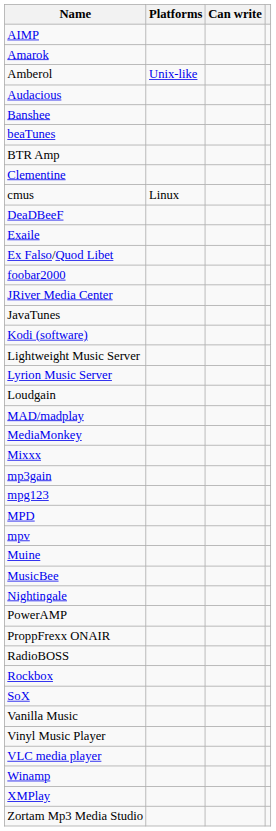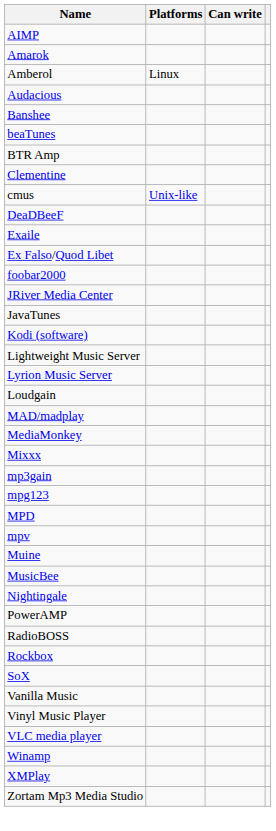(173, 74) Unix-like -> (164, 74) Linux
(164, 194) Linux -> (173, 194) Unix-like
- row: (59, 635)
